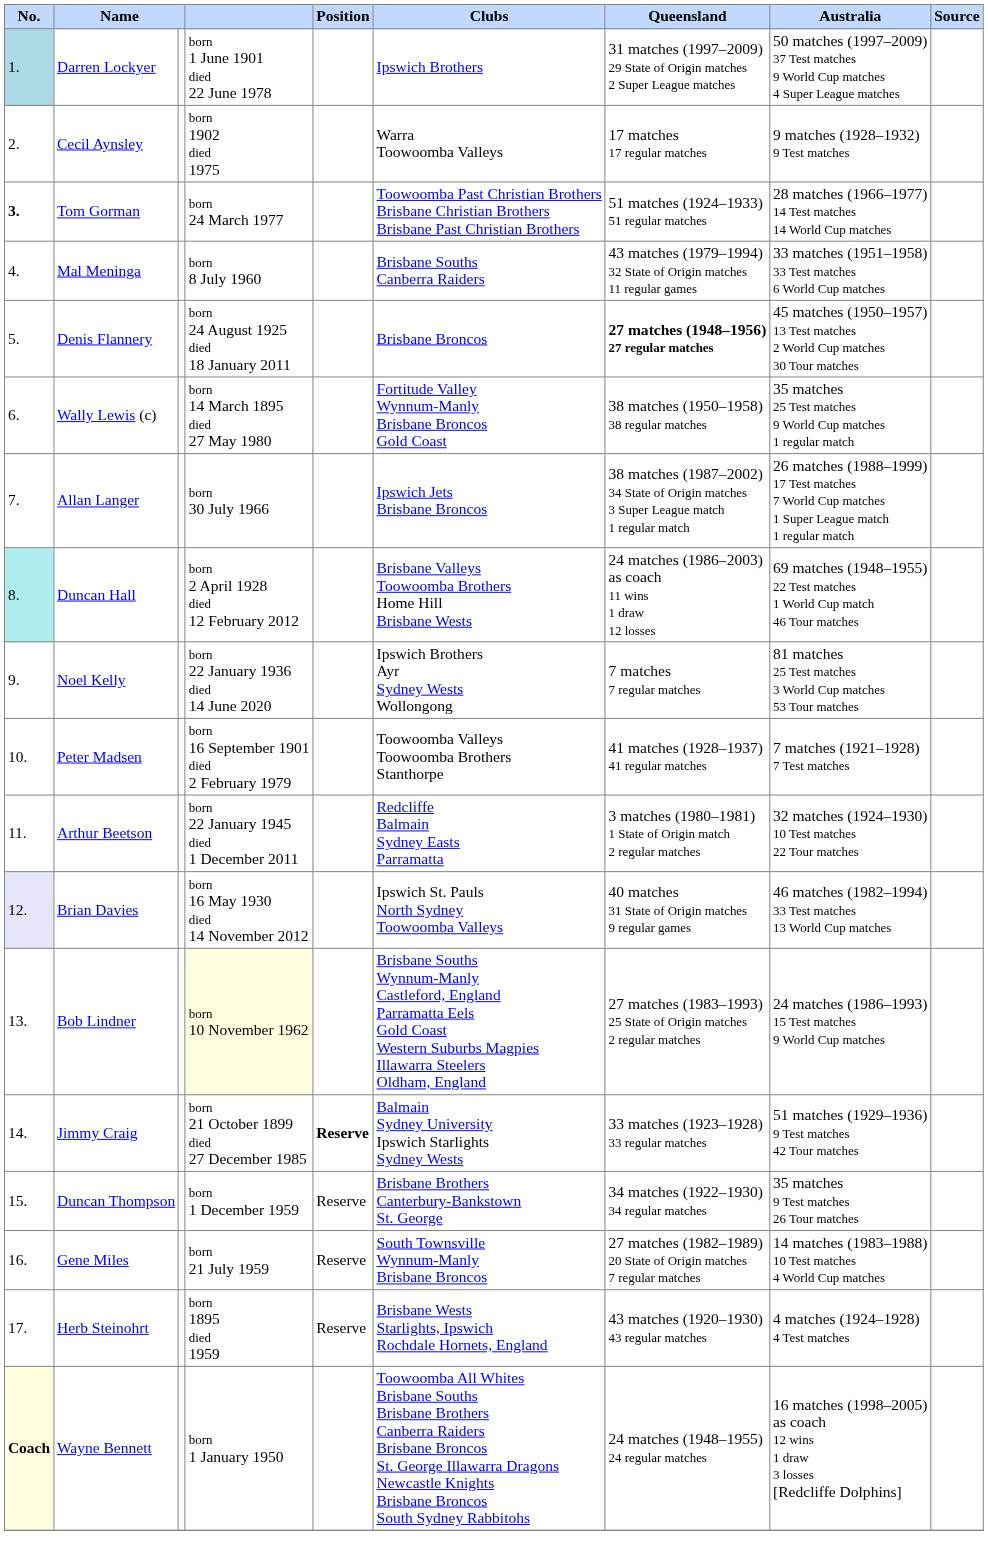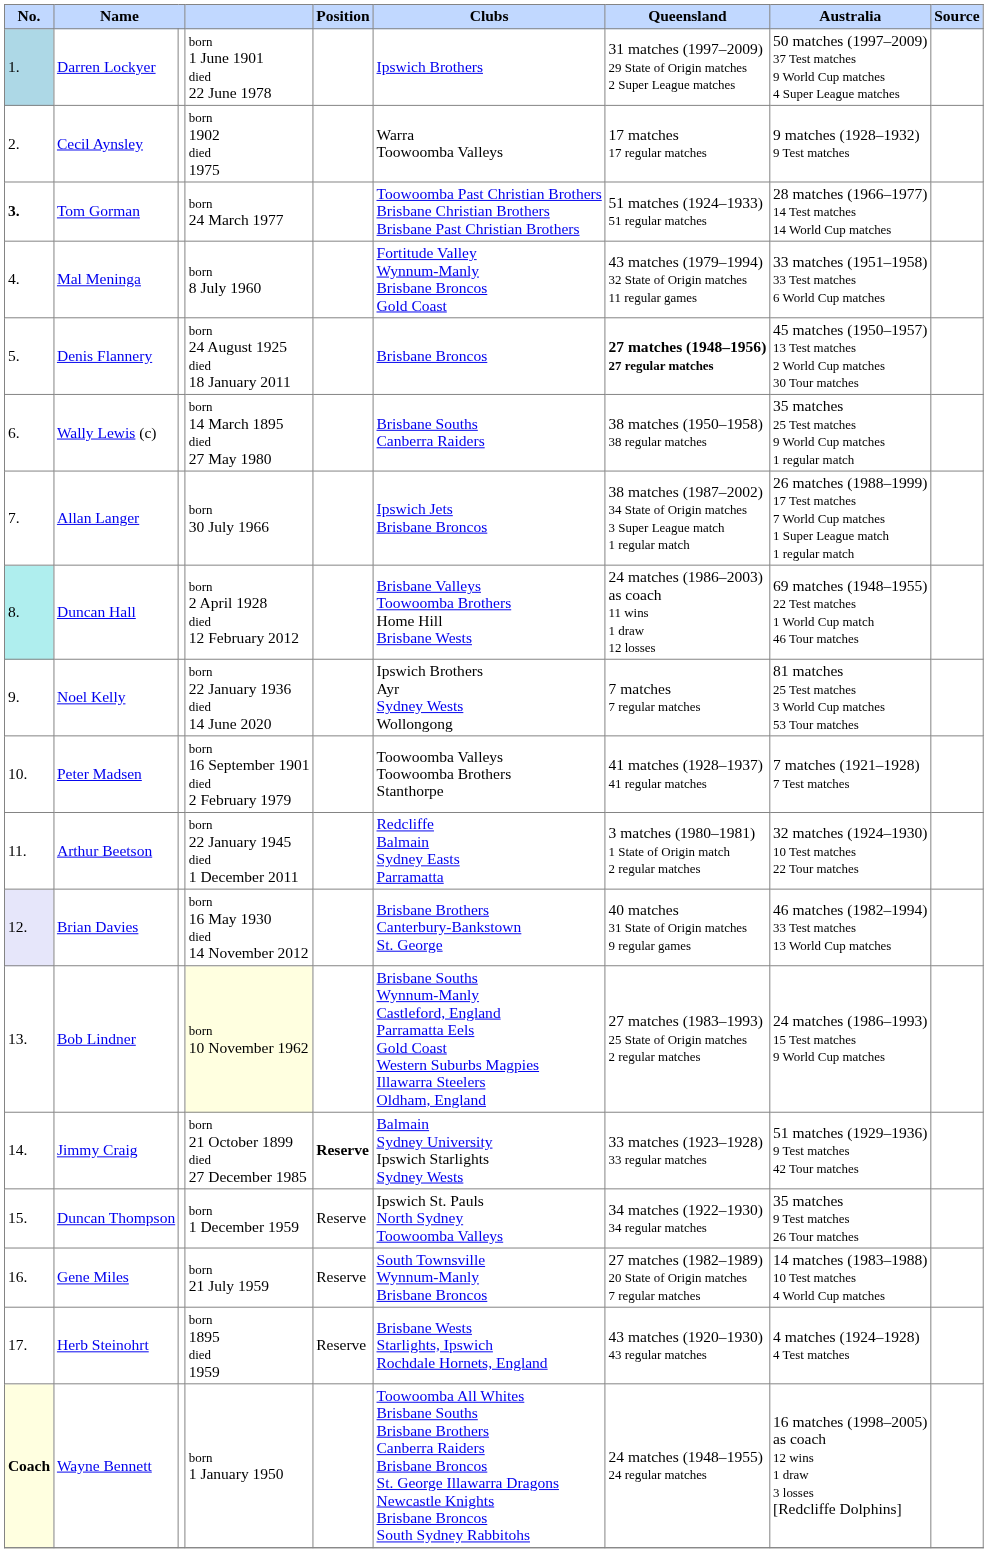(431, 270) Brisbane Souths Canberra Raiders -> (432, 279) Fortitude Valley Wynnum-Manly Brisbane Broncos Gold Coast
(432, 415) Fortitude Valley Wynnum-Manly Brisbane Broncos Gold Coast -> (431, 432) Brisbane Souths Canberra Raiders
(440, 909) Ipswich St. Pauls North Sydney Toowoomba Valleys -> (449, 927) Brisbane Brothers Canterbury-Bankstown St. George
(449, 1200) Brisbane Brothers Canterbury-Bankstown St. George -> (440, 1218) Ipswich St. Pauls North Sydney Toowoomba Valleys
